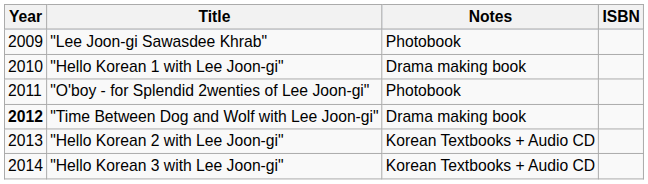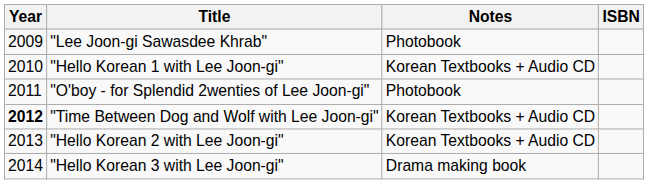(456, 66) Drama making book -> (491, 66) Korean Textbooks + Audio CD
(456, 116) Drama making book -> (491, 116) Korean Textbooks + Audio CD
(491, 166) Korean Textbooks + Audio CD -> (456, 166) Drama making book
